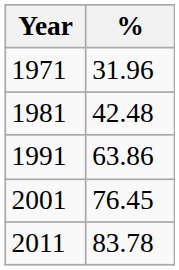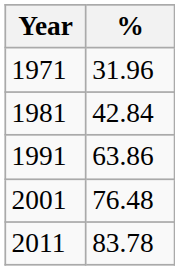(123, 112) 42.48 -> (123, 112) 42.84
(123, 199) 76.45 -> (123, 199) 76.48
